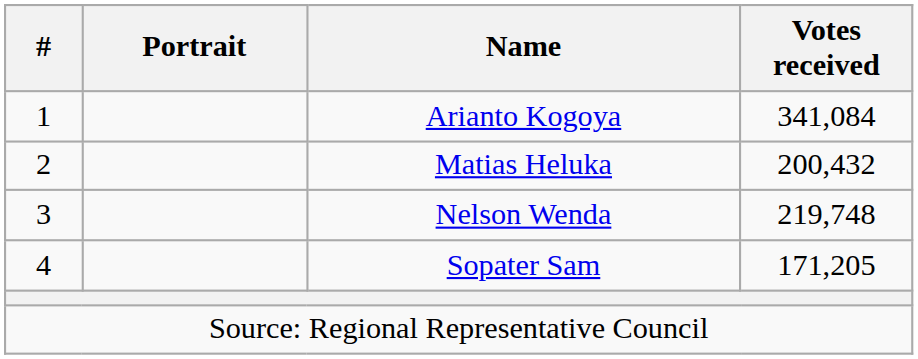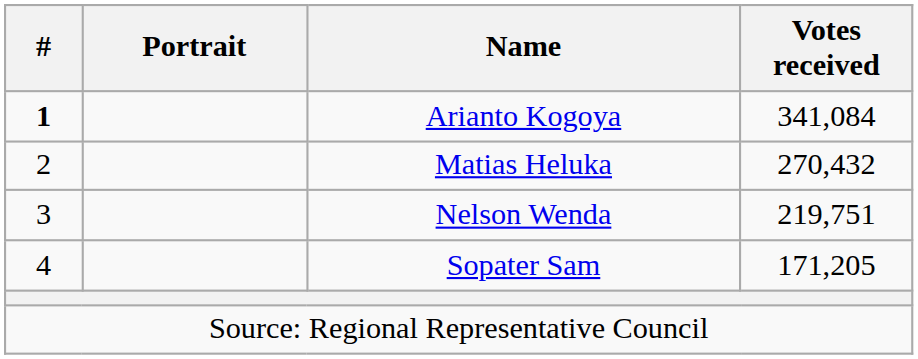(44, 115) normal -> (44, 115) bold
(826, 165) 200,432 -> (826, 165) 270,432
(826, 215) 219,748 -> (826, 215) 219,751
